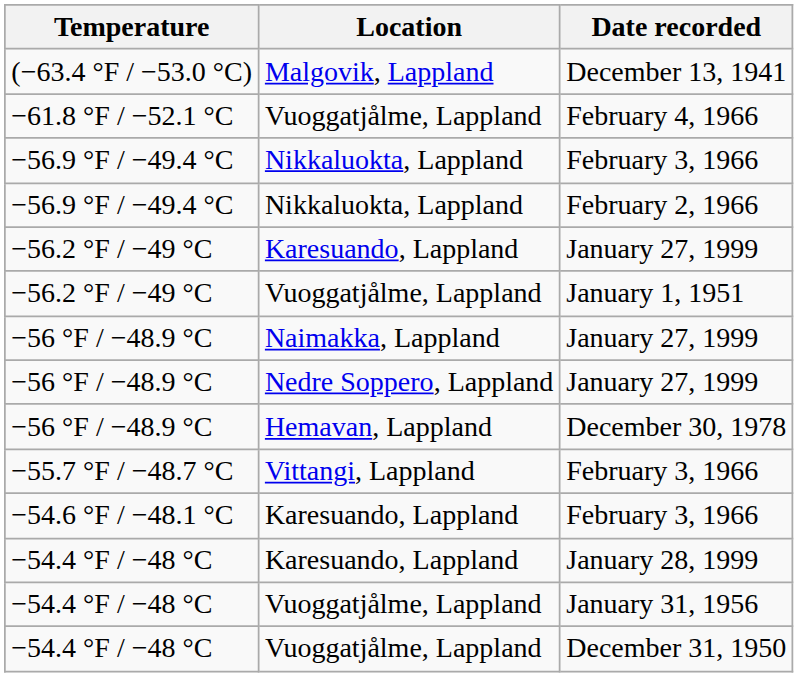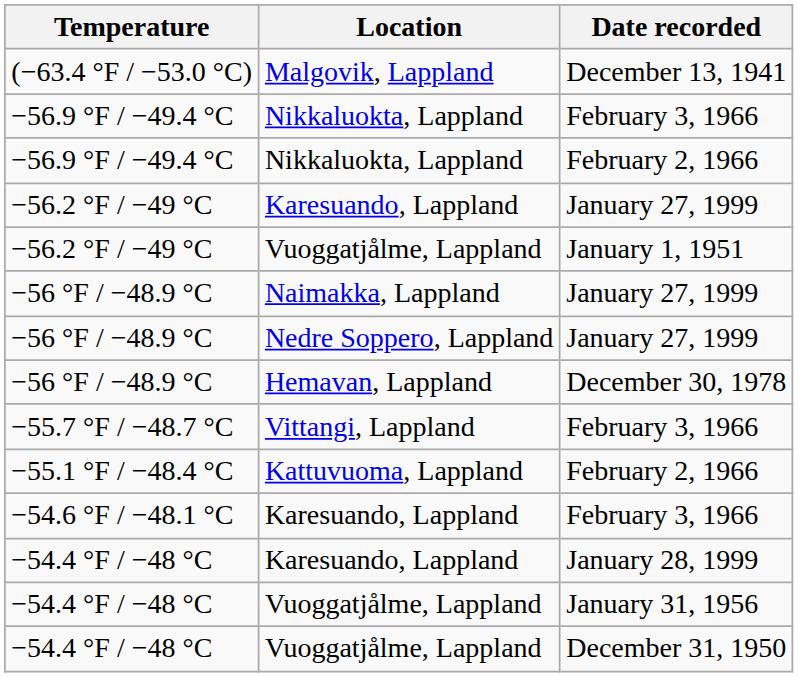- row: (403, 115)
+ row: (394, 470)
